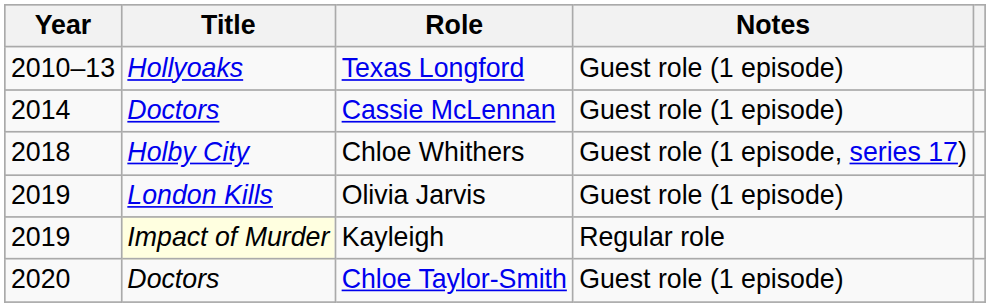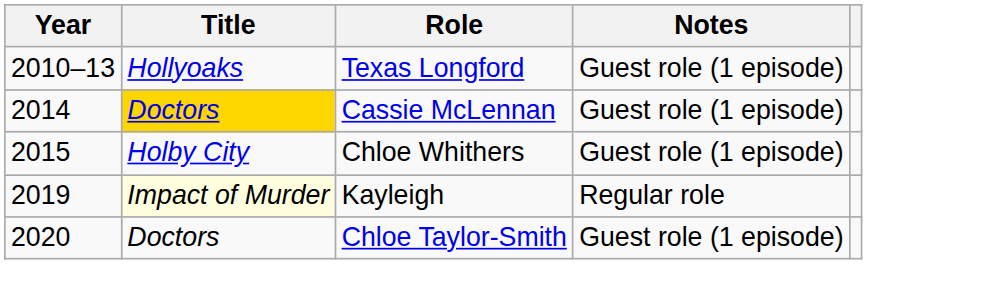(173, 110) no background -> (173, 110) gold background
(41, 152) 2018 -> (41, 152) 2015
(773, 152) Guest role (1 episode, series 17) -> (711, 152) Guest role (1 episode)
- row: (414, 195)
